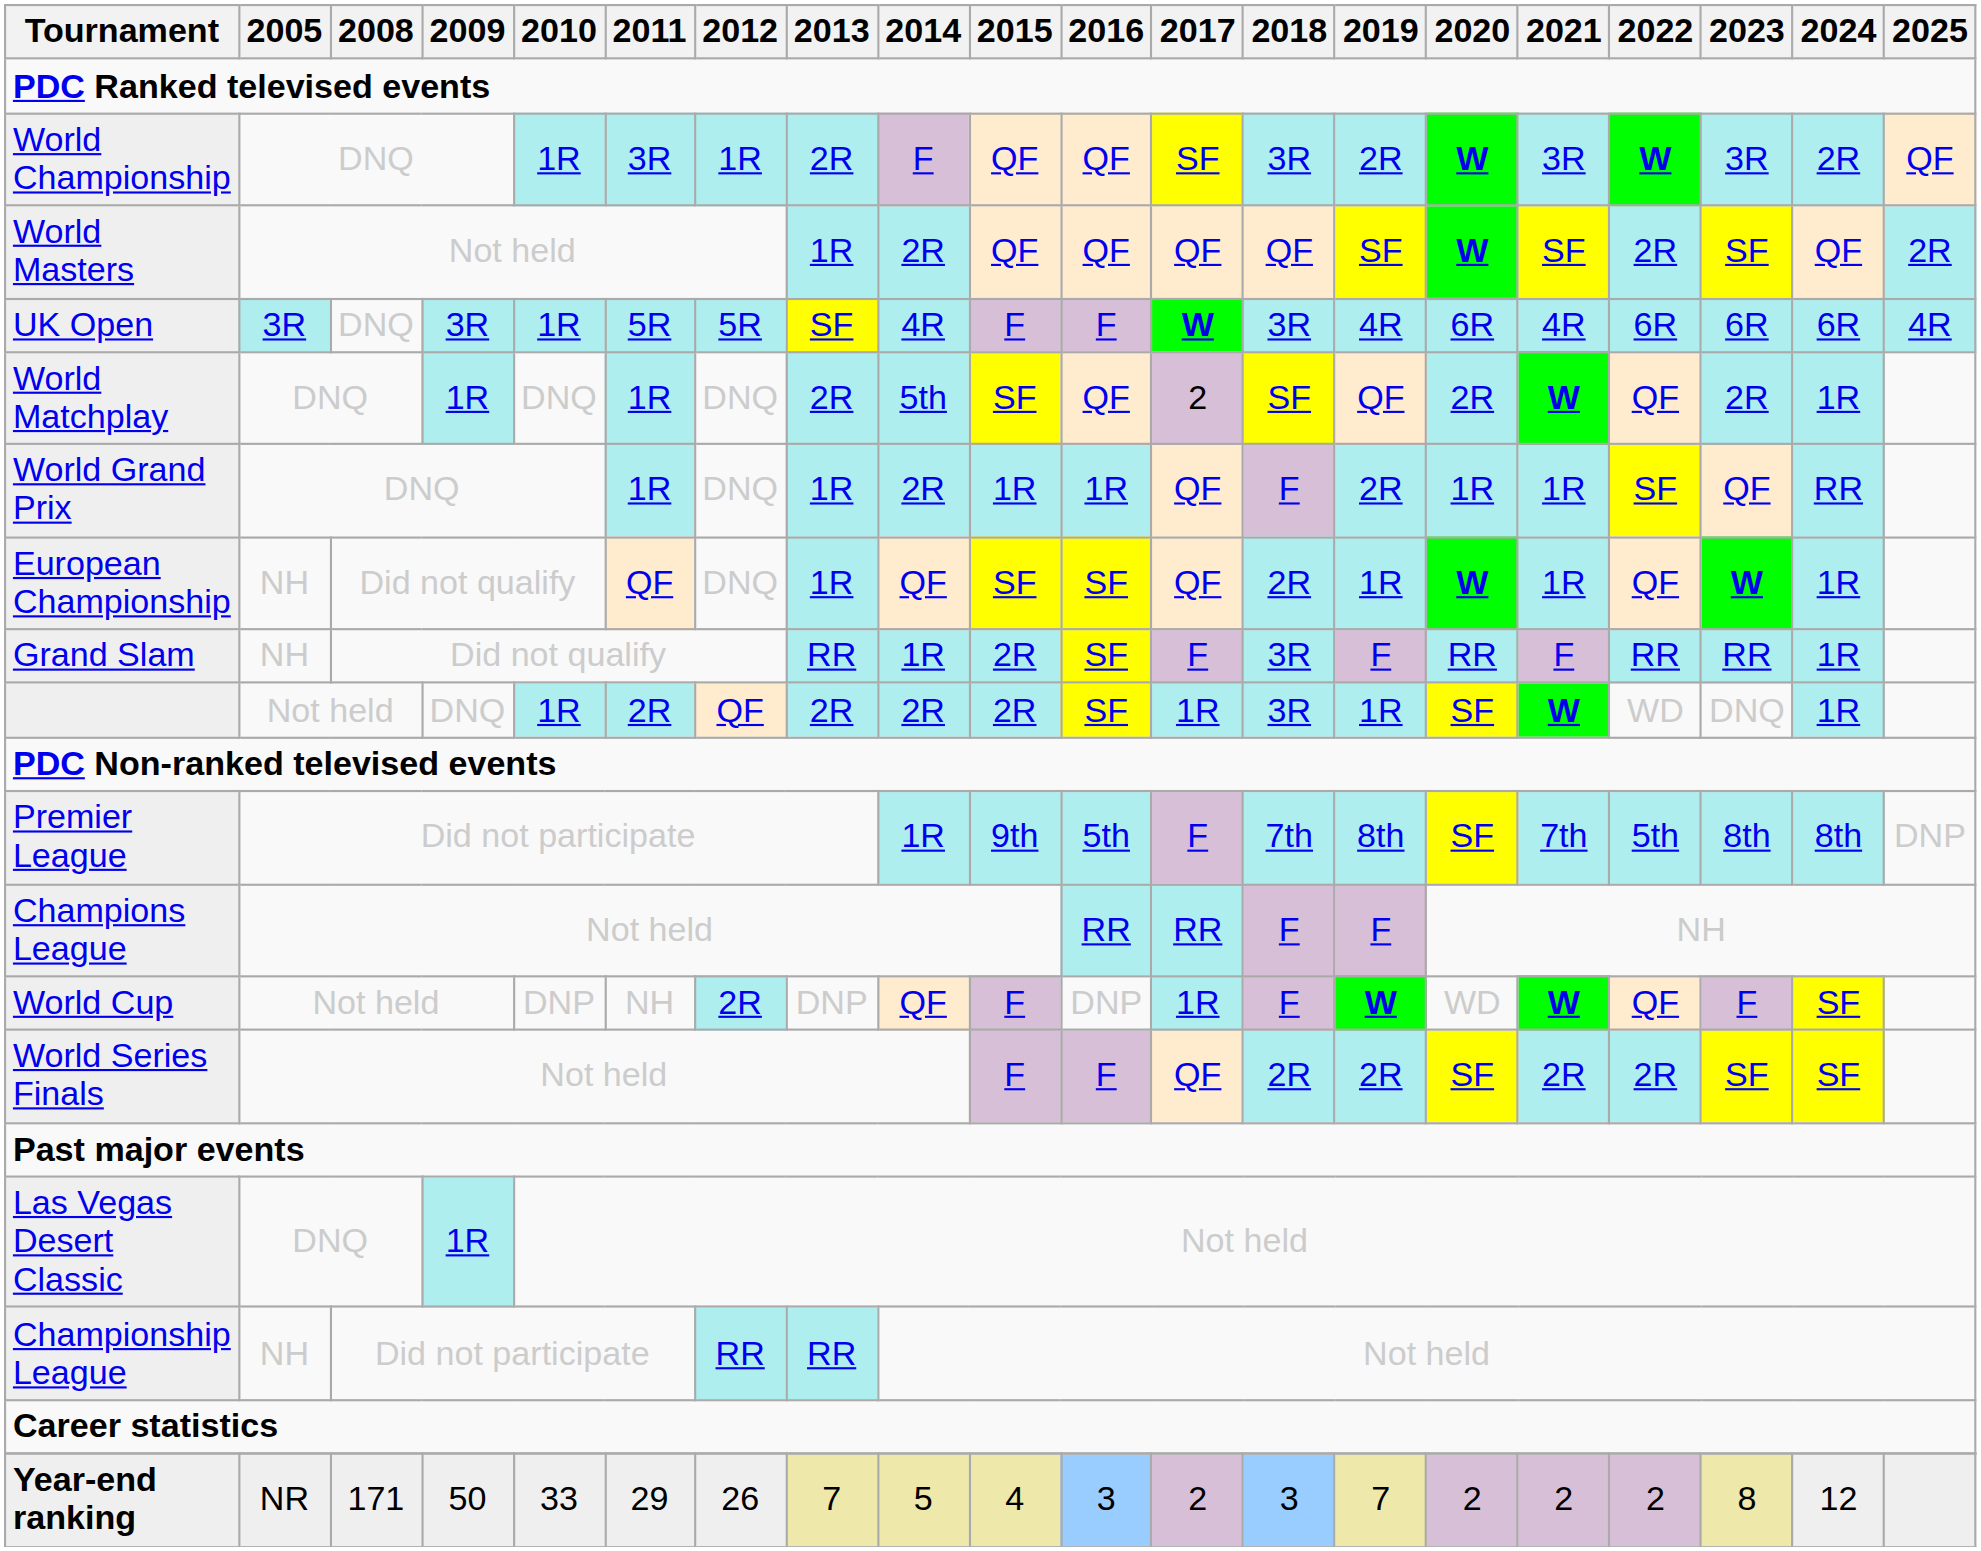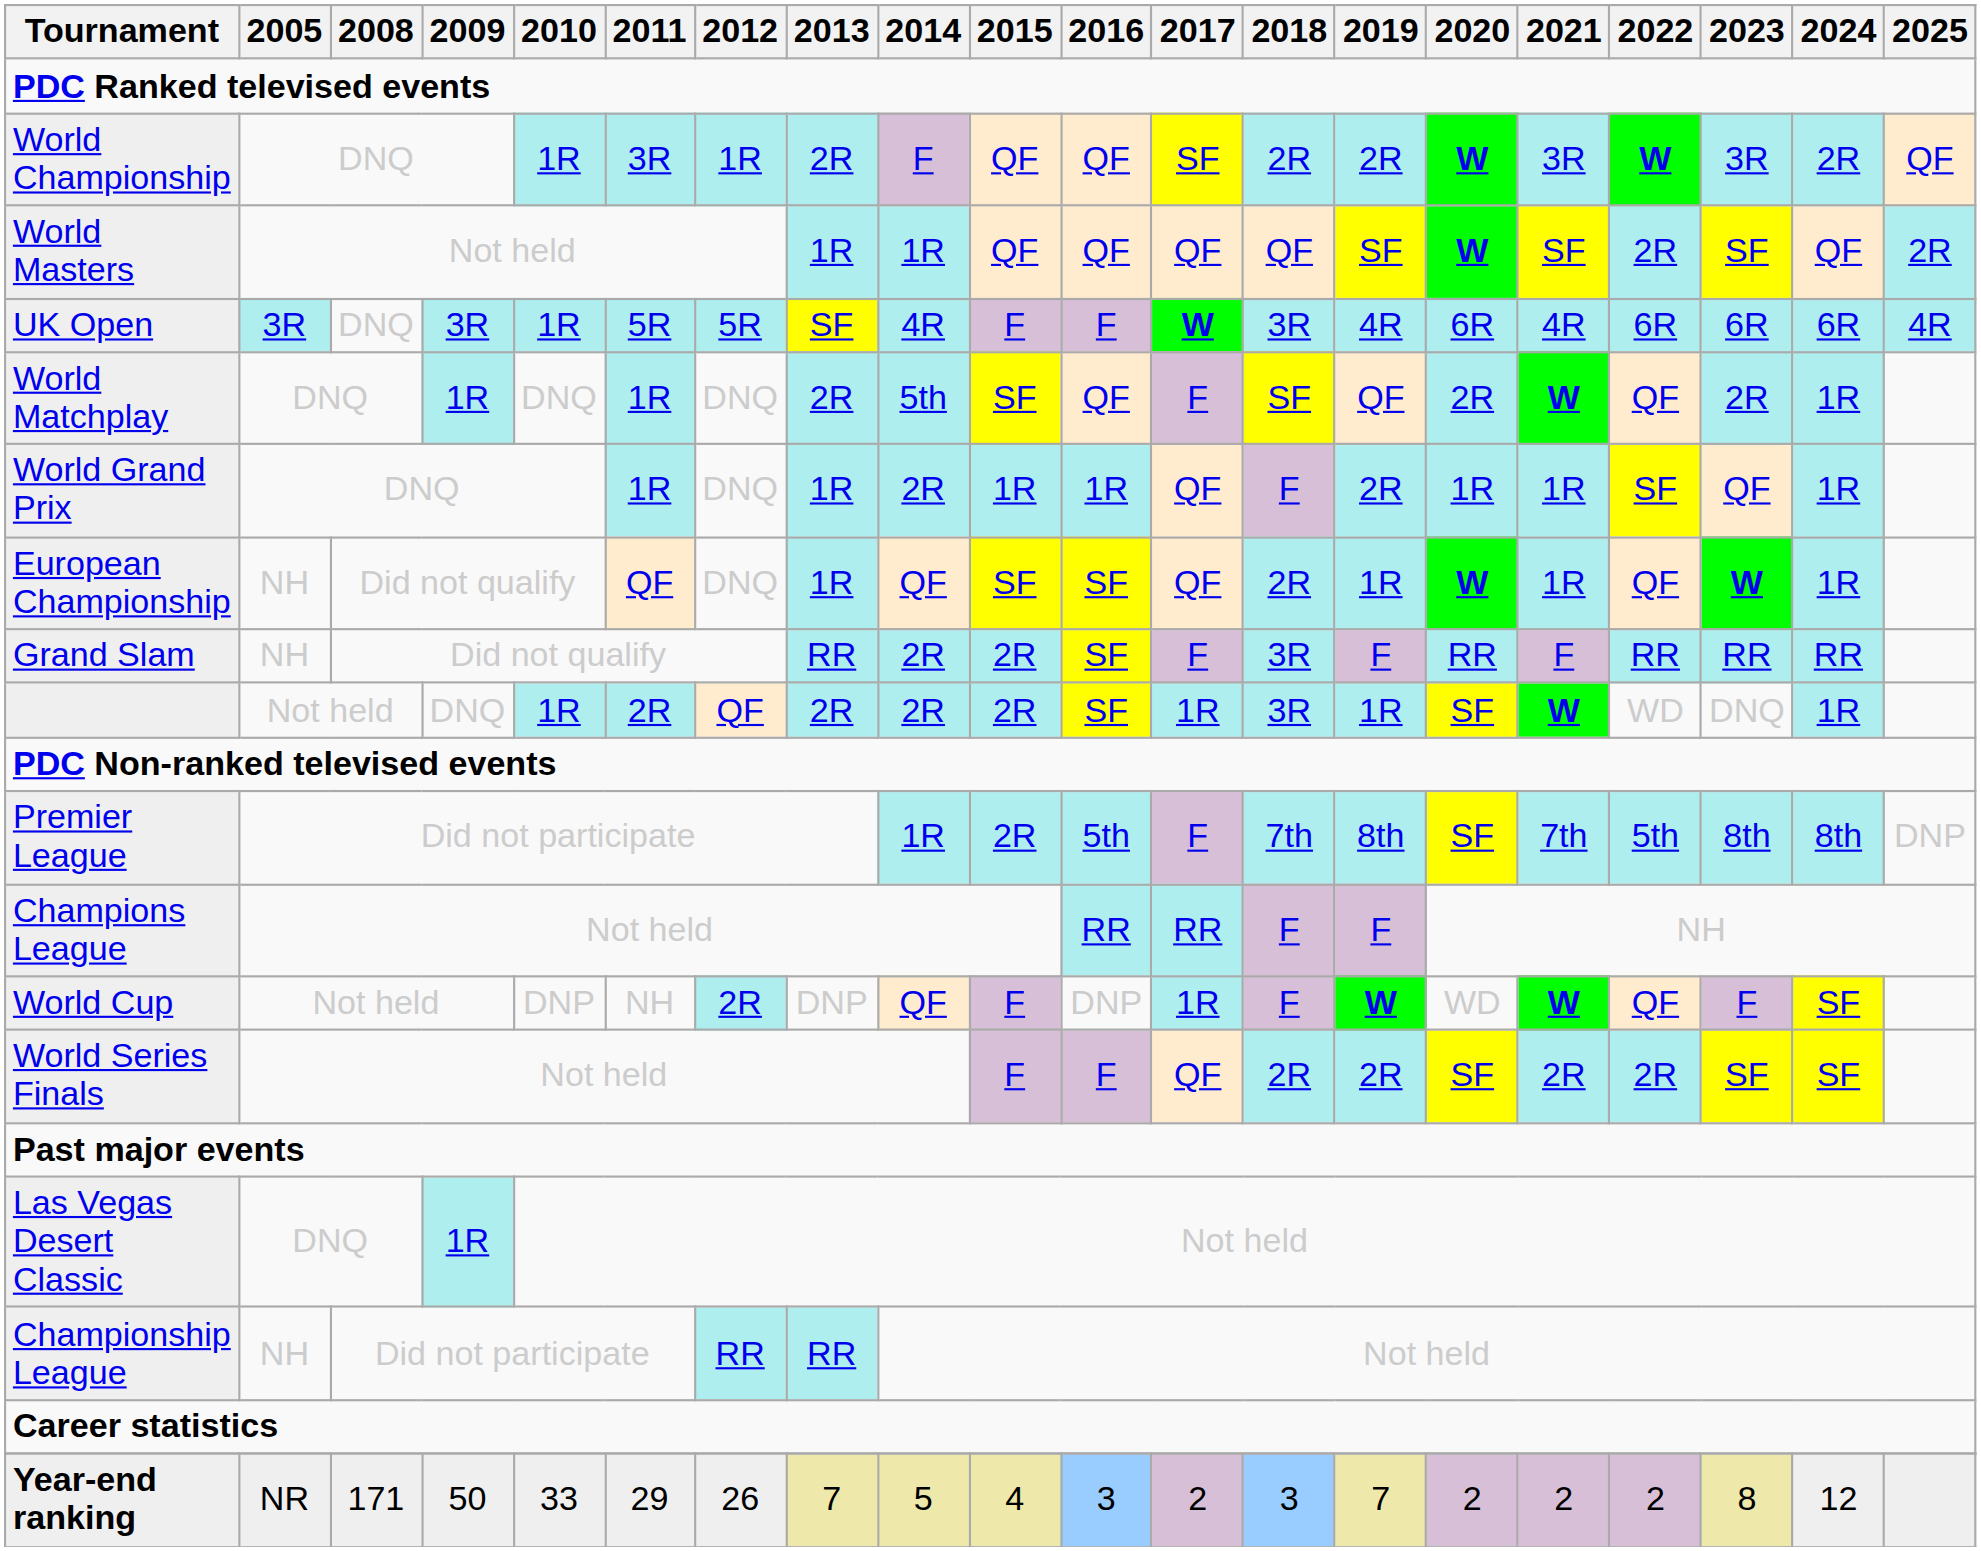(1289, 158) 3R -> (1289, 158) 2R
(923, 251) 2R -> (923, 251) 1R
(1198, 397) 2 -> (1198, 397) F
(1838, 490) RR -> (1838, 490) 1R
(923, 655) 1R -> (923, 655) 2R
(1838, 655) 1R -> (1838, 655) RR
(1015, 836) 9th -> (1015, 836) 2R
